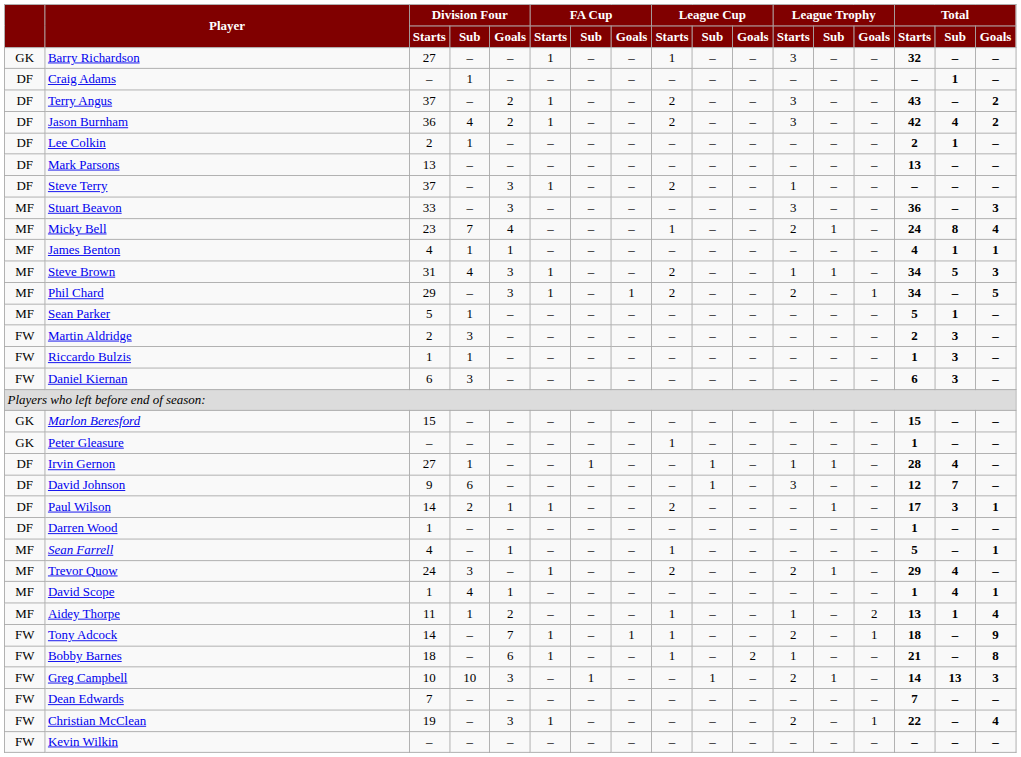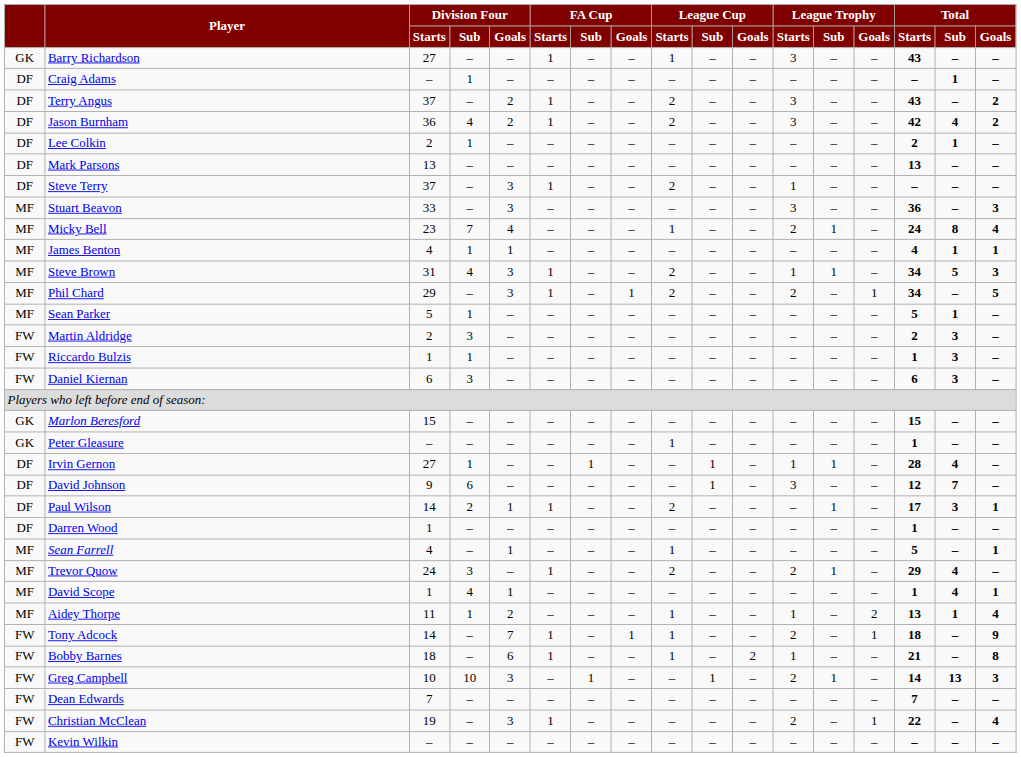(915, 58) 32 -> (915, 58) 43
